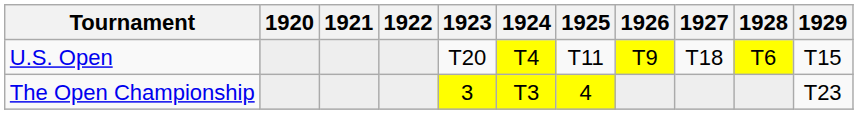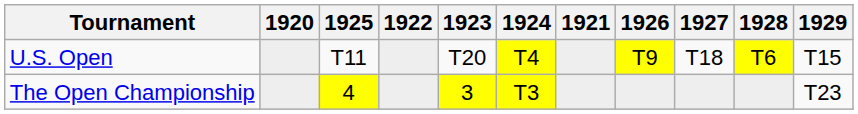columns swapped: (349, 22) <-> (586, 22)
